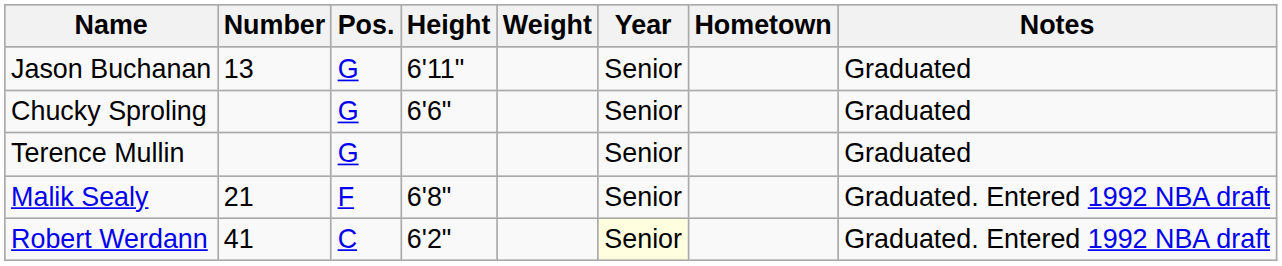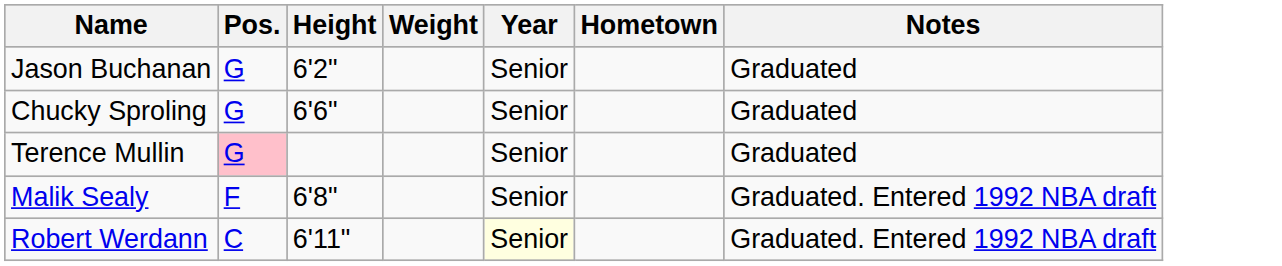- column: (274, 25)
(436, 68) 6'11" -> (315, 68) 6'2"
(348, 153) no background -> (234, 153) pink background
(429, 238) 6'2" -> (322, 238) 6'11"
